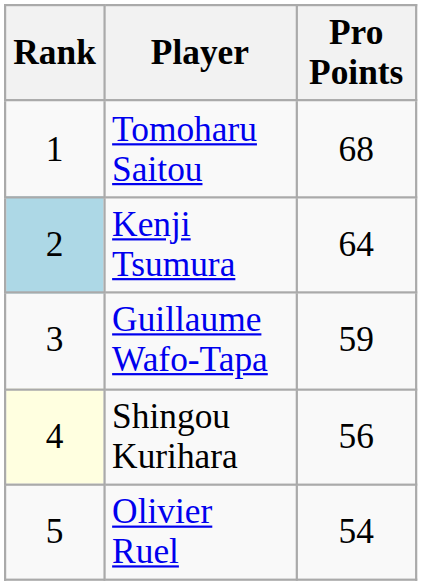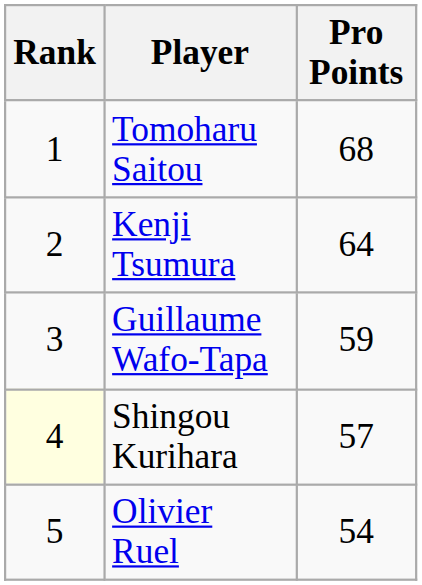(55, 244) lightblue background -> (55, 244) no background
(356, 435) 56 -> (356, 435) 57
